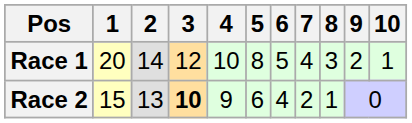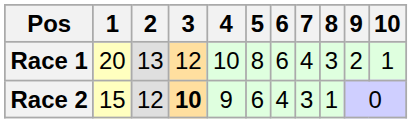(150, 61) 14 -> (150, 61) 13
(282, 61) 5 -> (282, 61) 6
(150, 99) 13 -> (150, 99) 12
(307, 99) 2 -> (307, 99) 3
